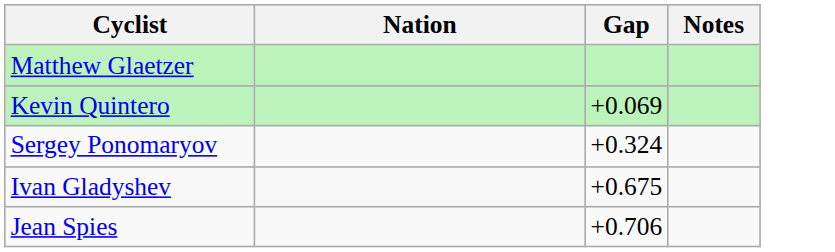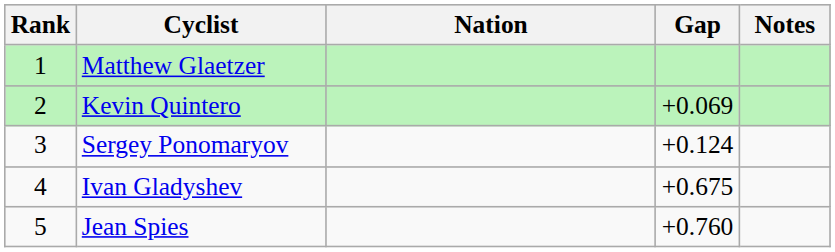+ column: (40, 24)
(626, 145) +0.324 -> (698, 145) +0.124
(626, 226) +0.706 -> (698, 226) +0.760
